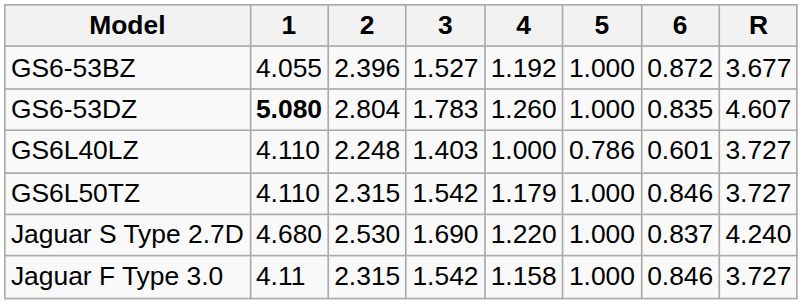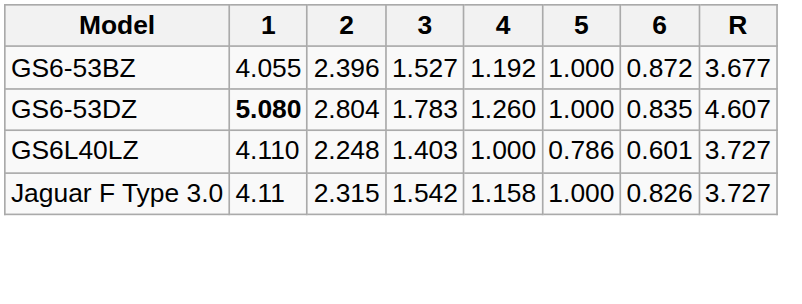- row: (75, 192)
- row: (127, 234)
(680, 276) 0.846 -> (660, 192) 0.826
